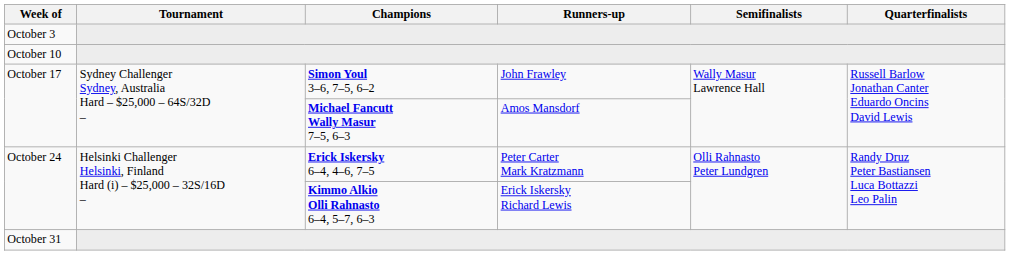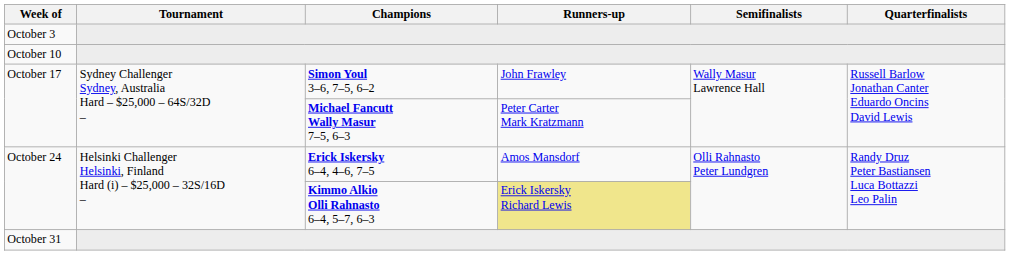(540, 108) Amos Mansdorf -> (542, 115) Peter Carter Mark Kratzmann
(542, 163) Peter Carter Mark Kratzmann -> (540, 156) Amos Mansdorf
(536, 197) no background -> (536, 197) khaki background
